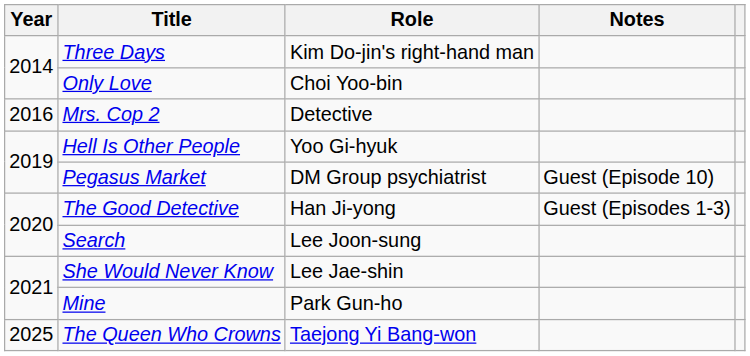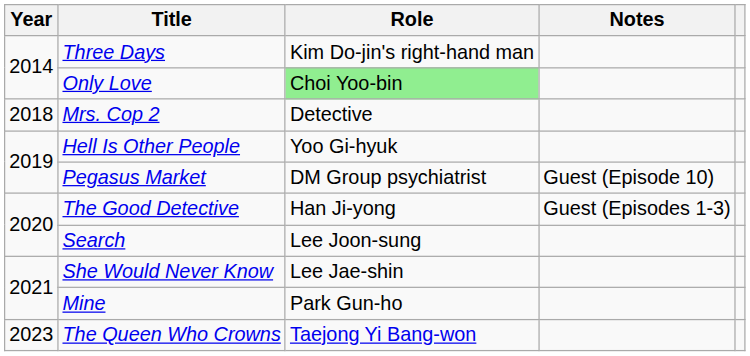(346, 83) no background -> (346, 83) lightgreen background
(31, 114) 2016 -> (31, 114) 2018
(31, 334) 2025 -> (31, 334) 2023
